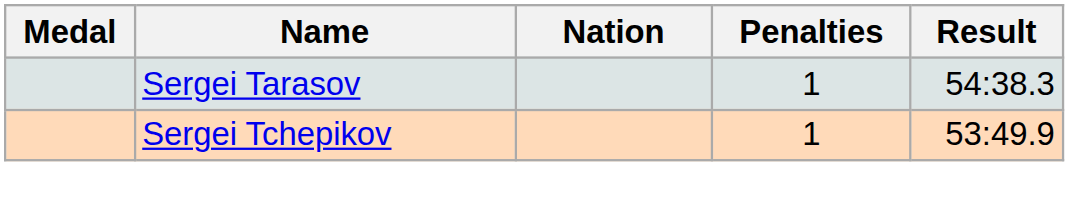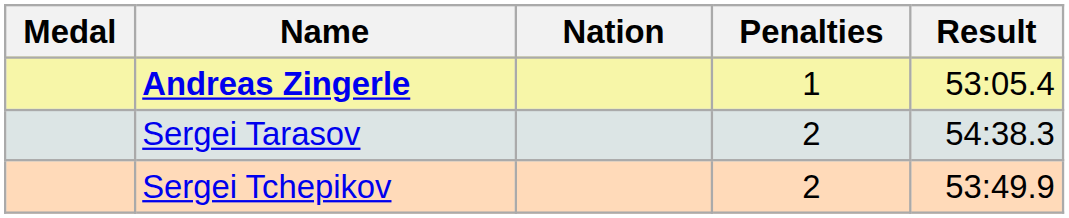+ row: (276, 83)
(811, 83) 1 -> (811, 135) 2
(811, 135) 1 -> (811, 187) 2
